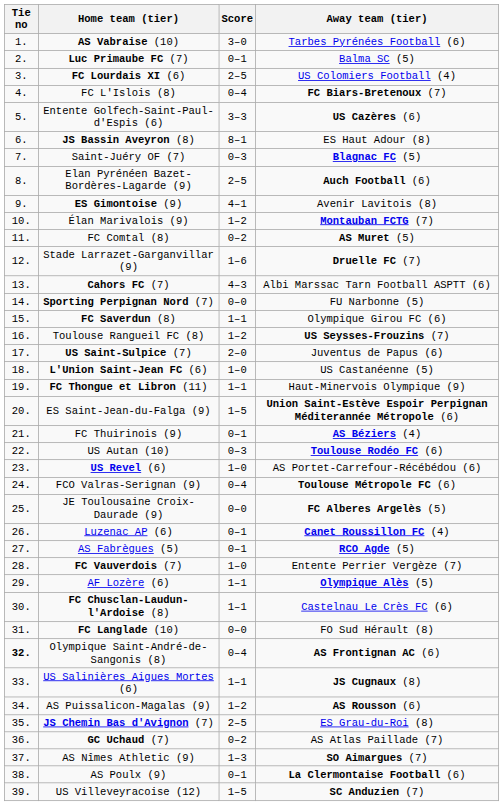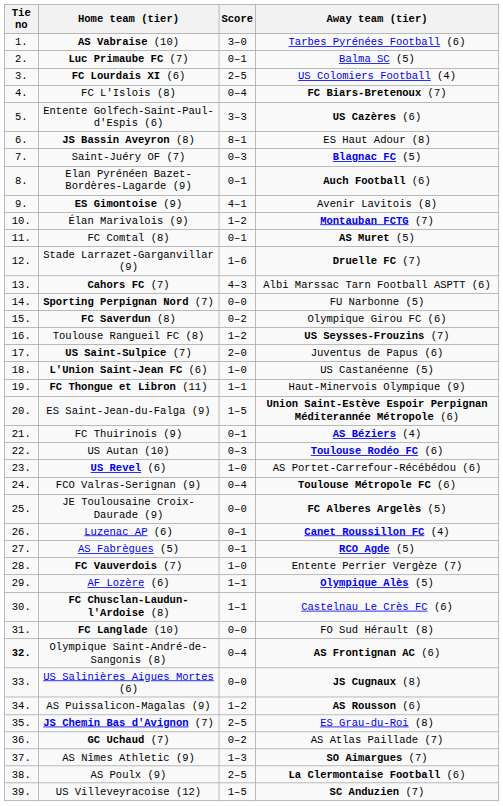(237, 181) 2–5 -> (237, 181) 0–1
(237, 238) 0–2 -> (237, 238) 0–1
(237, 319) 1–1 -> (237, 319) 0–2
(237, 683) 1–1 -> (237, 683) 0–0
(237, 774) 0–1 -> (237, 774) 2–5
